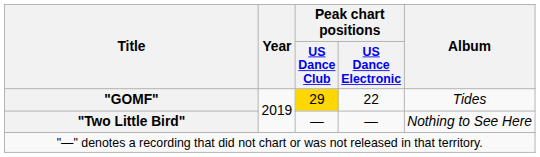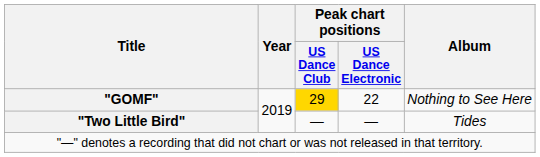(470, 99) Tides -> (470, 99) Nothing to See Here
(470, 121) Nothing to See Here -> (470, 121) Tides
